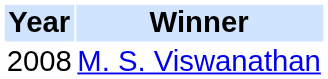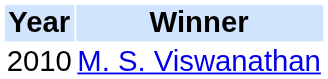(39, 61) 2008 -> (39, 61) 2010
